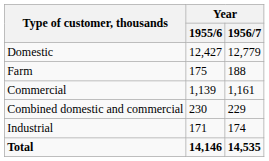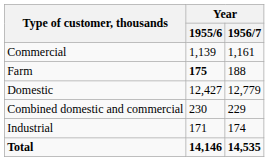rows swapped: (30, 52) <-> (37, 90)
(198, 71) normal -> (198, 71) bold
